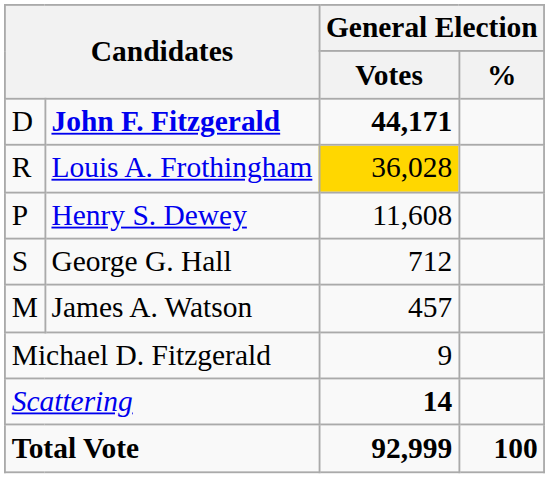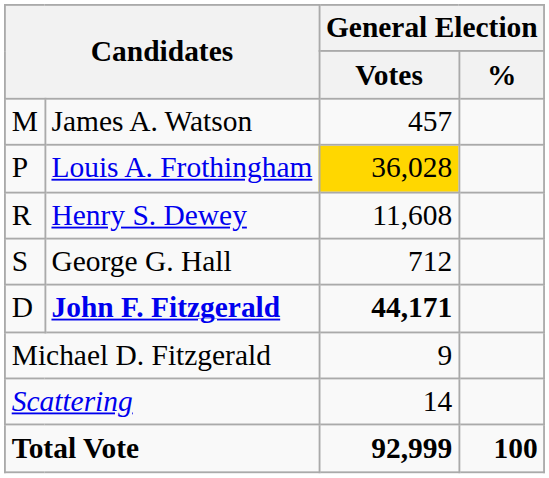rows swapped: (166, 121) <-> (152, 307)
(22, 167) R -> (20, 167) P
(20, 214) P -> (22, 214) R
(438, 401) bold -> (438, 401) normal
